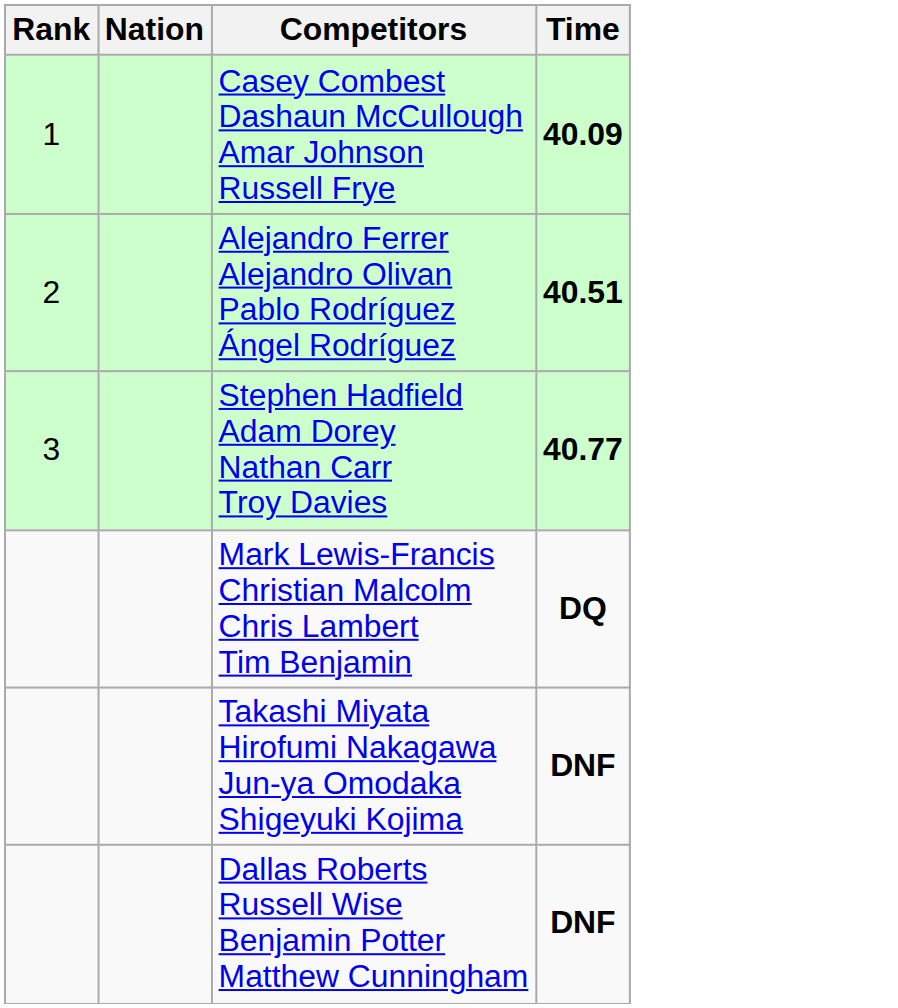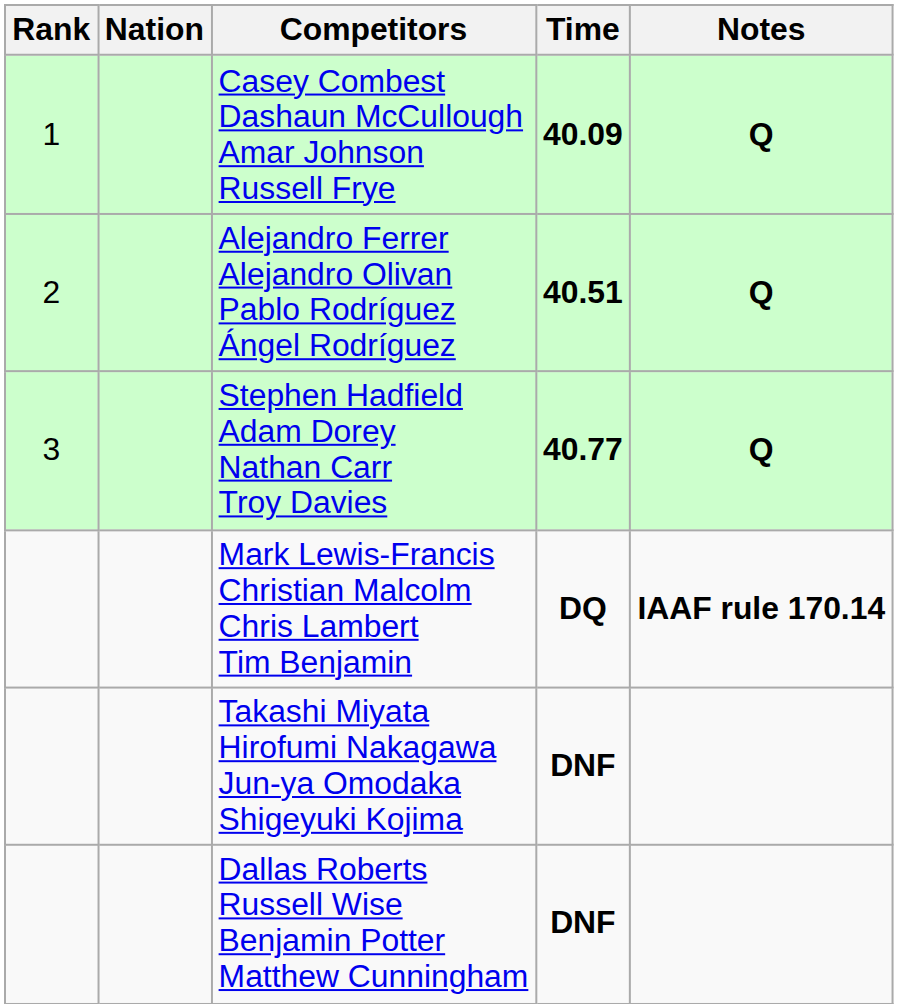+ column: (761, 29)
